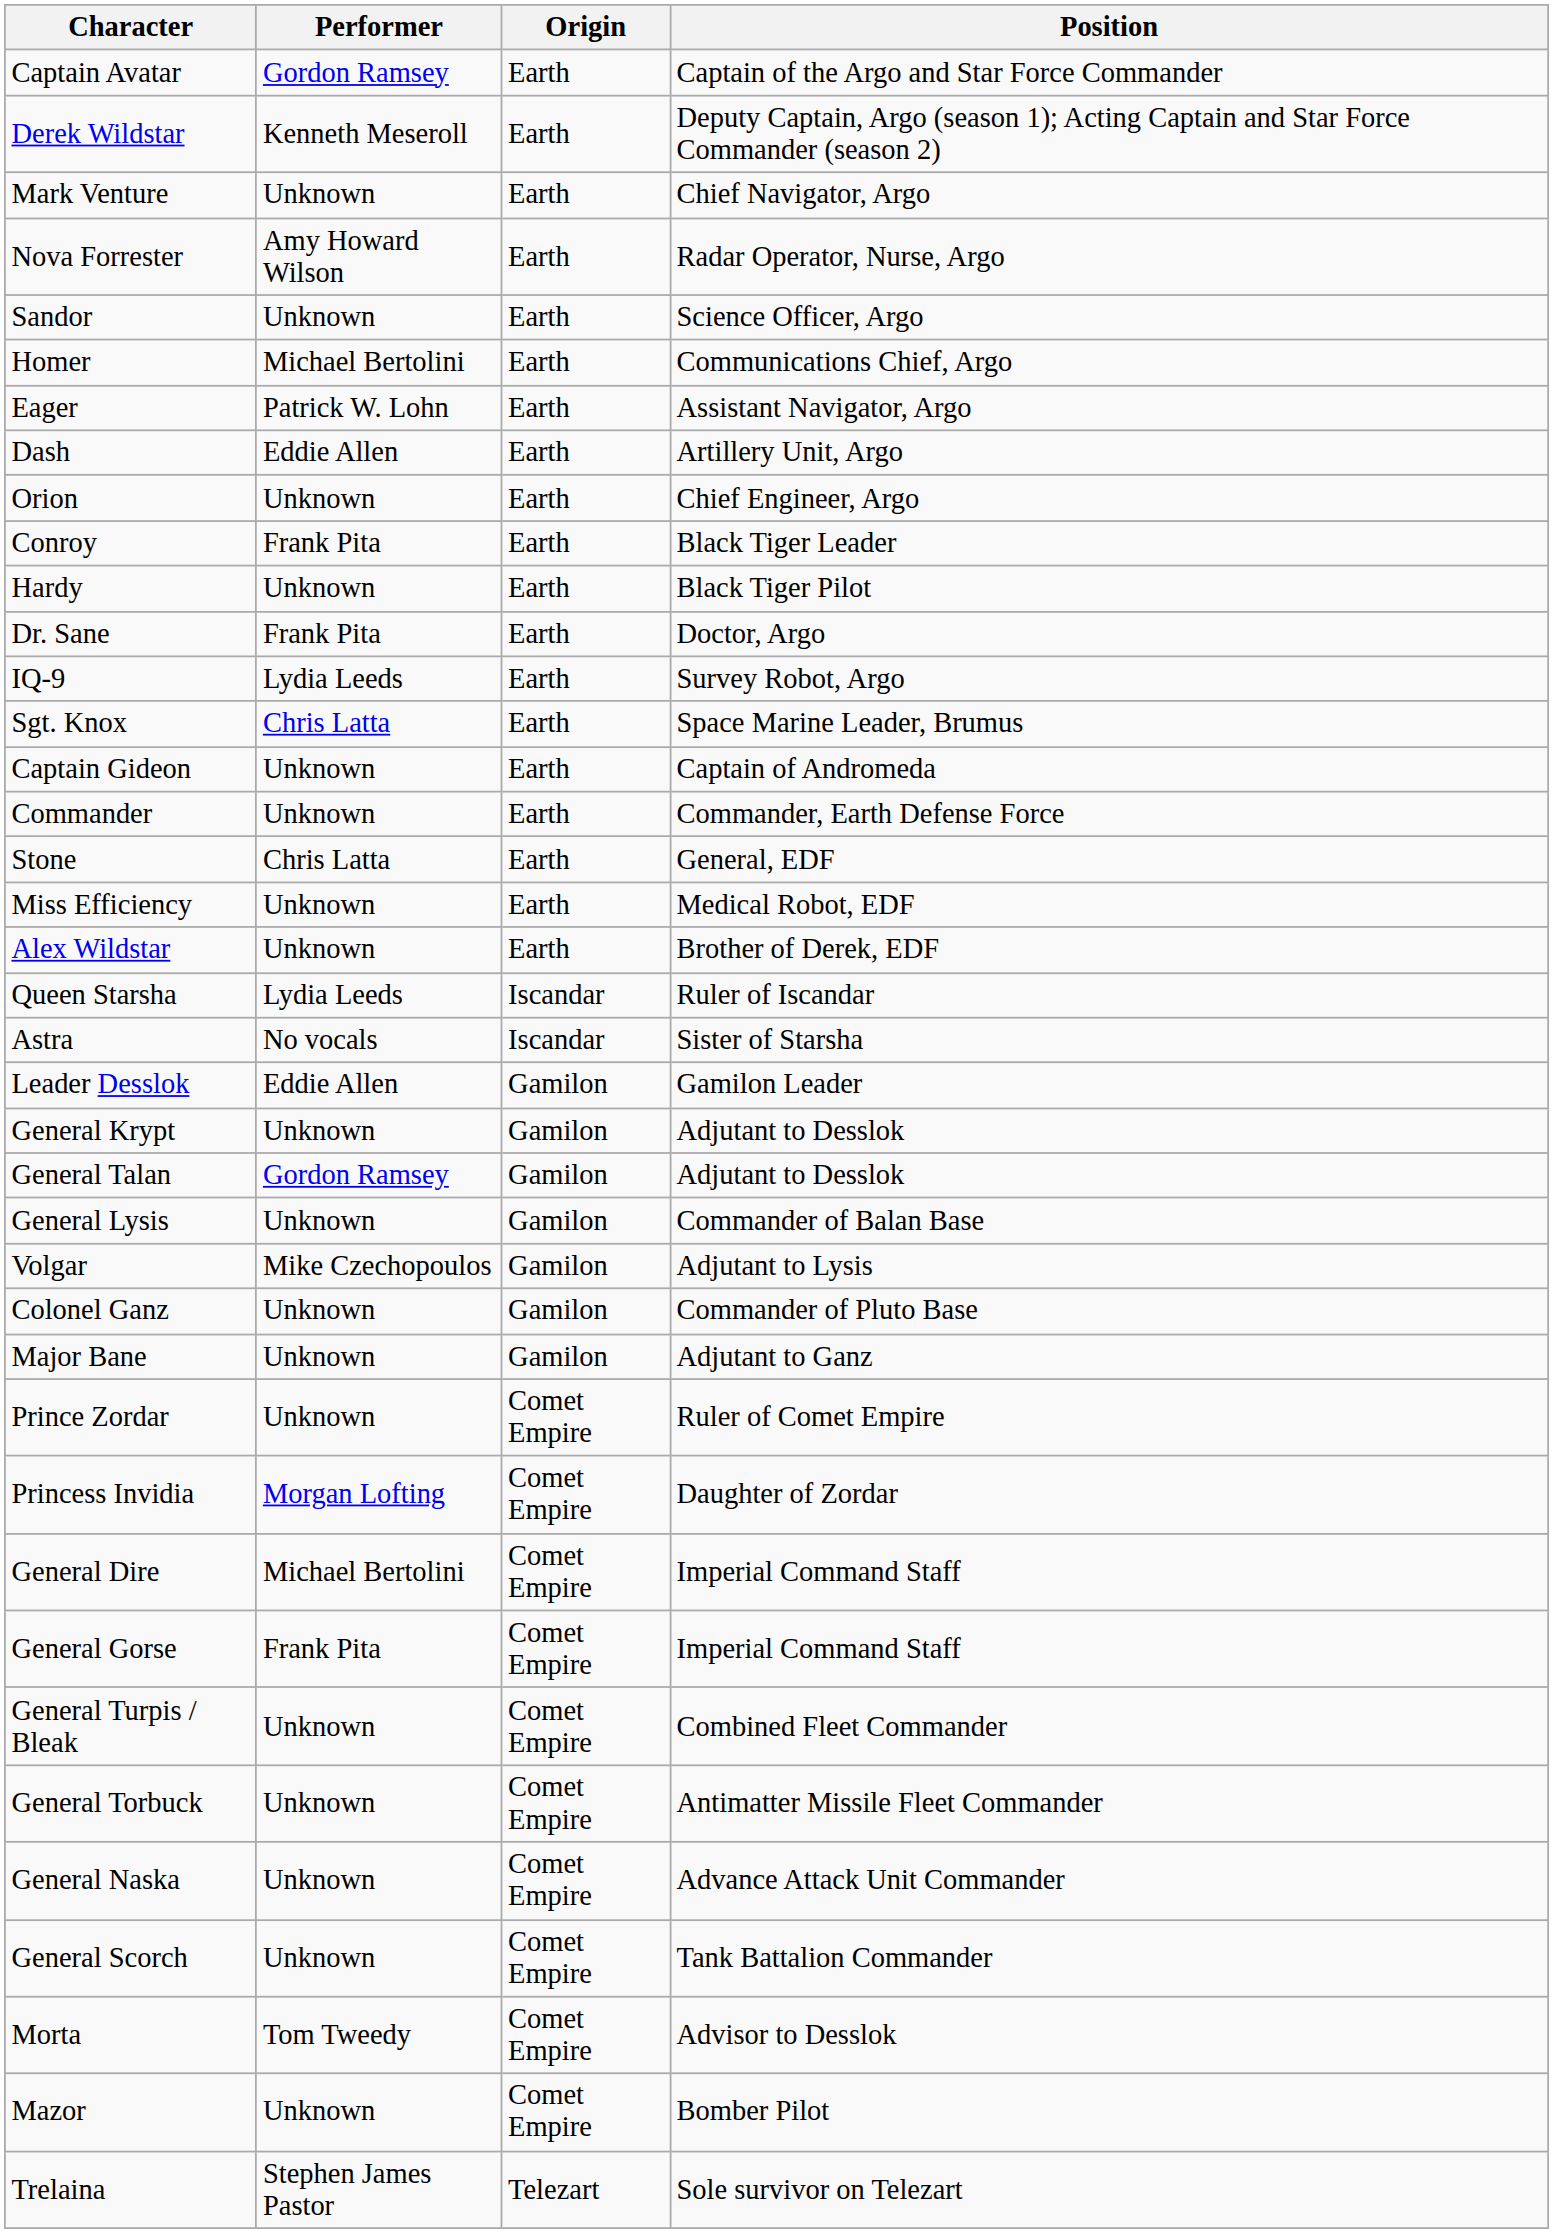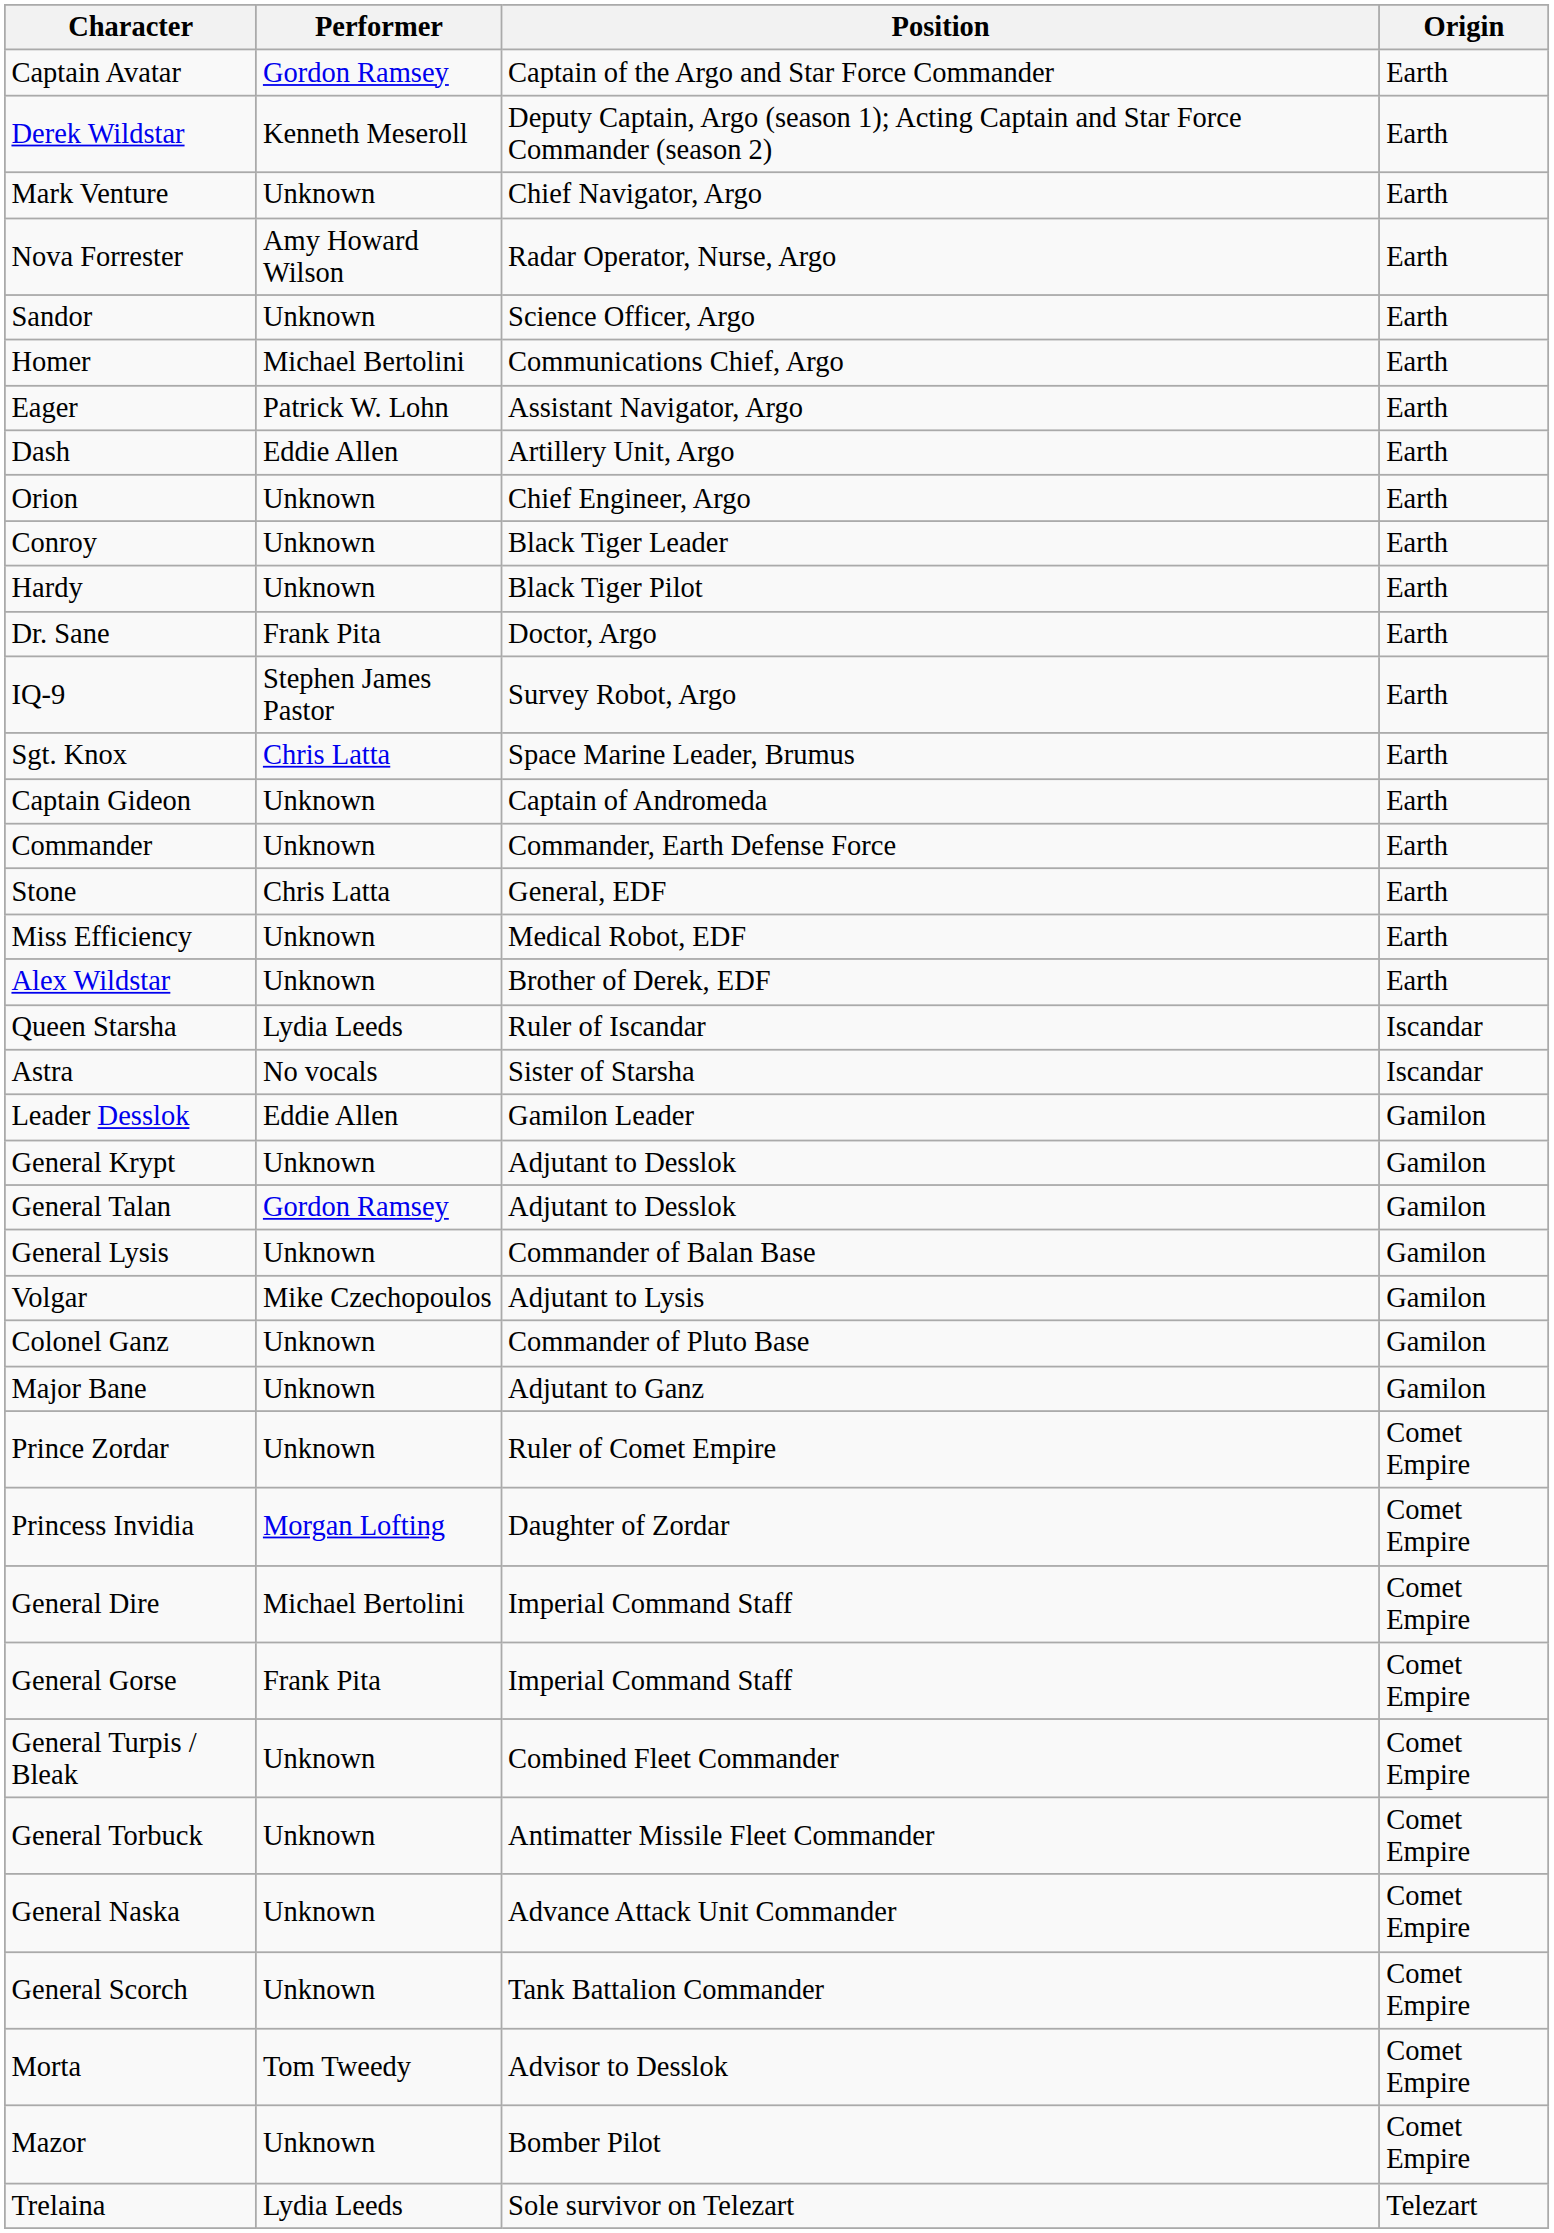columns swapped: (1109, 27) <-> (586, 27)
(322, 542) Frank Pita -> (319, 542) Unknown
(333, 678) Lydia Leeds -> (347, 694) Stephen James Pastor
(347, 2189) Stephen James Pastor -> (333, 2205) Lydia Leeds
